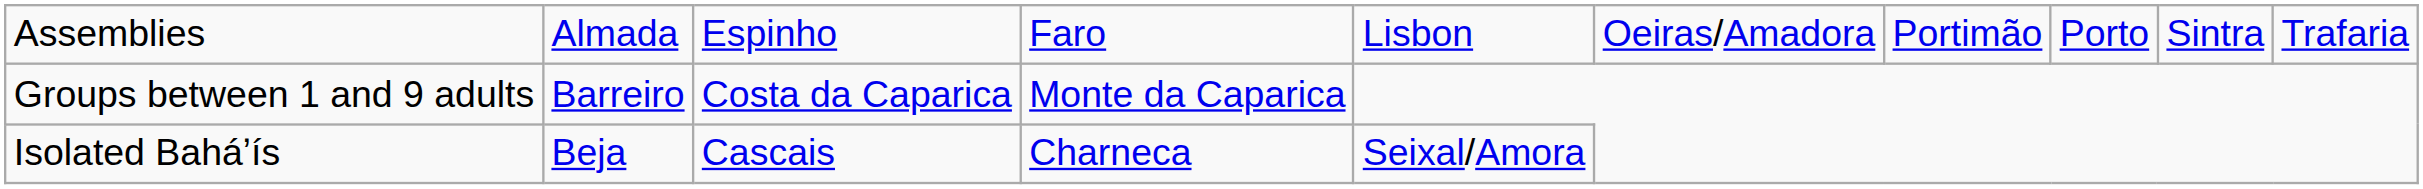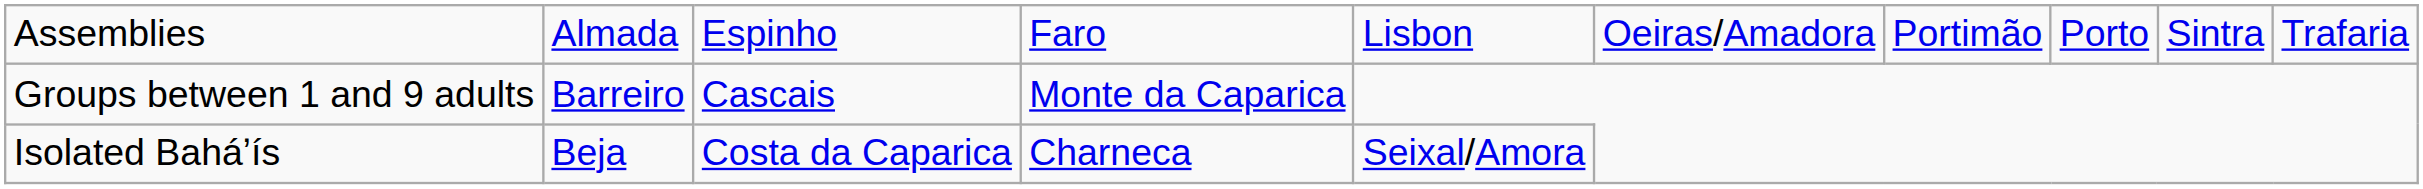(857, 93) Costa da Caparica -> (768, 93) Cascais
(768, 152) Cascais -> (857, 152) Costa da Caparica
